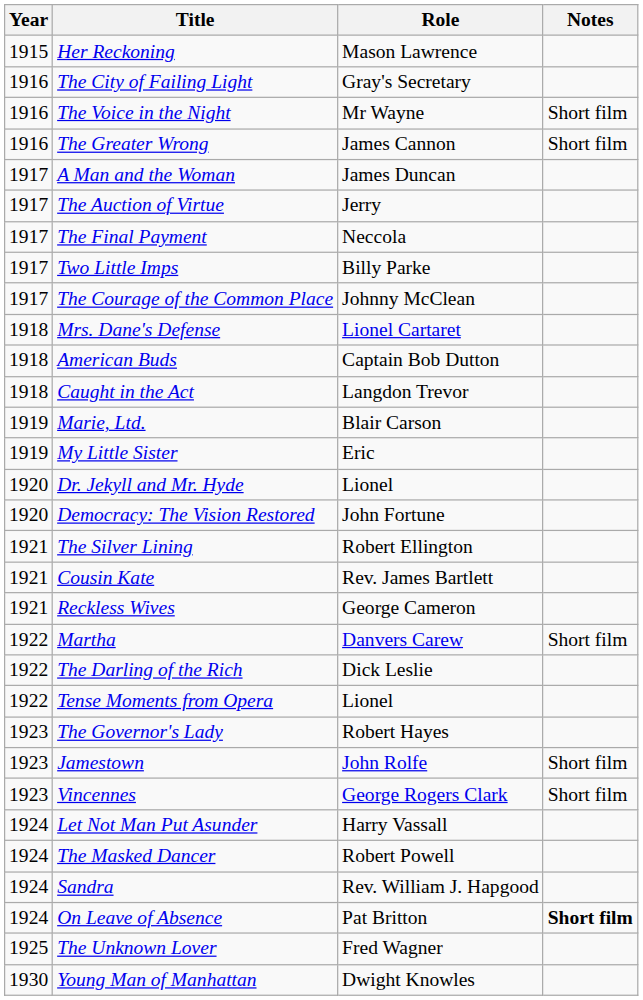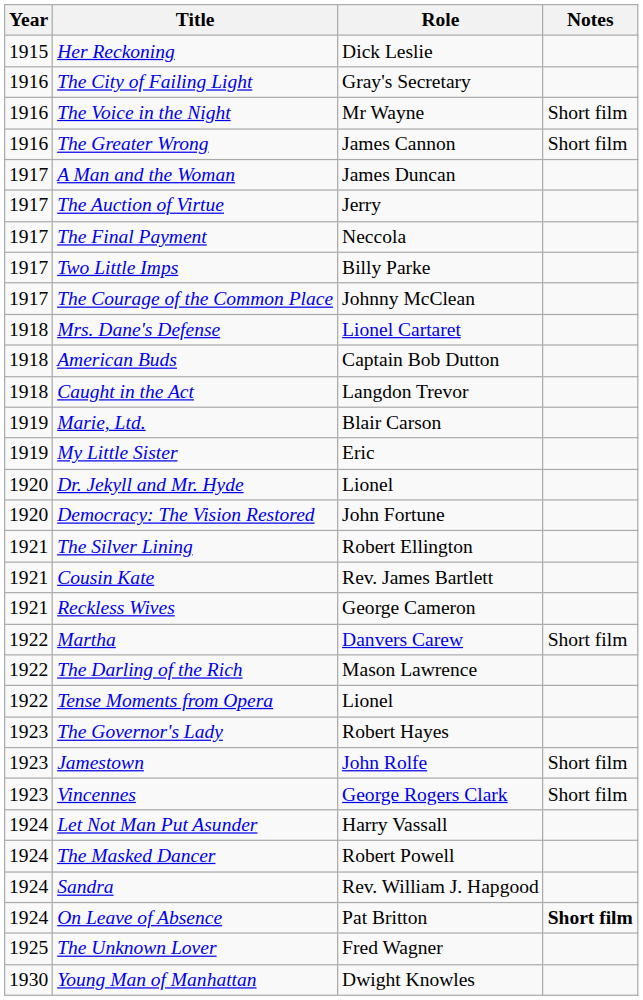(410, 50) Mason Lawrence -> (387, 50) Dick Leslie
(387, 670) Dick Leslie -> (410, 670) Mason Lawrence
